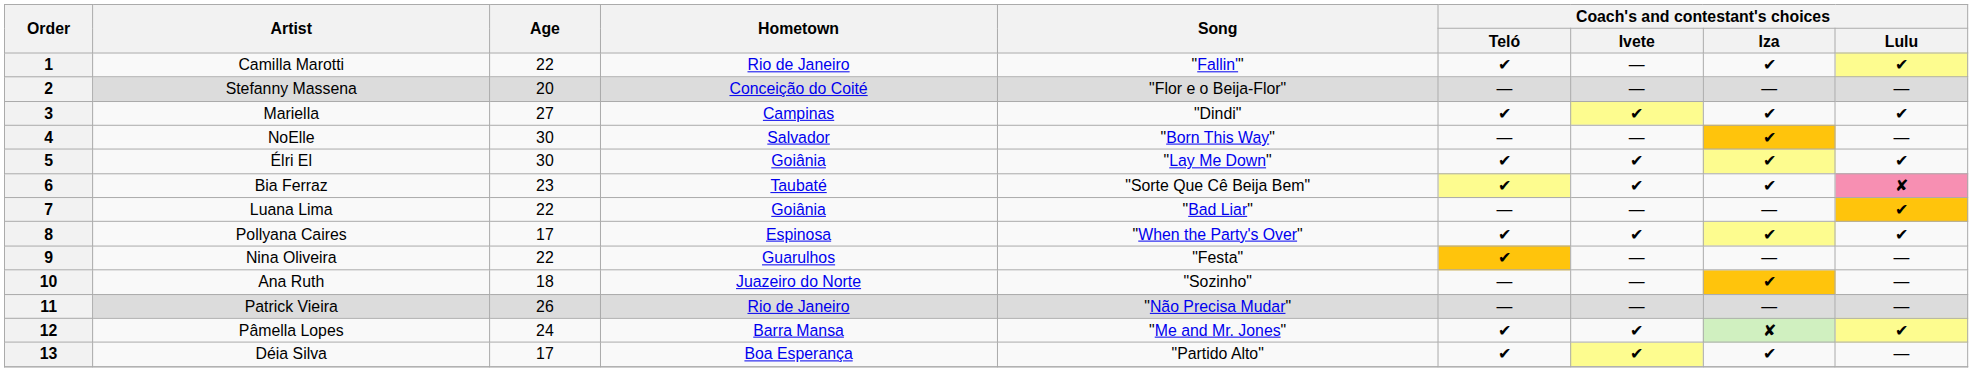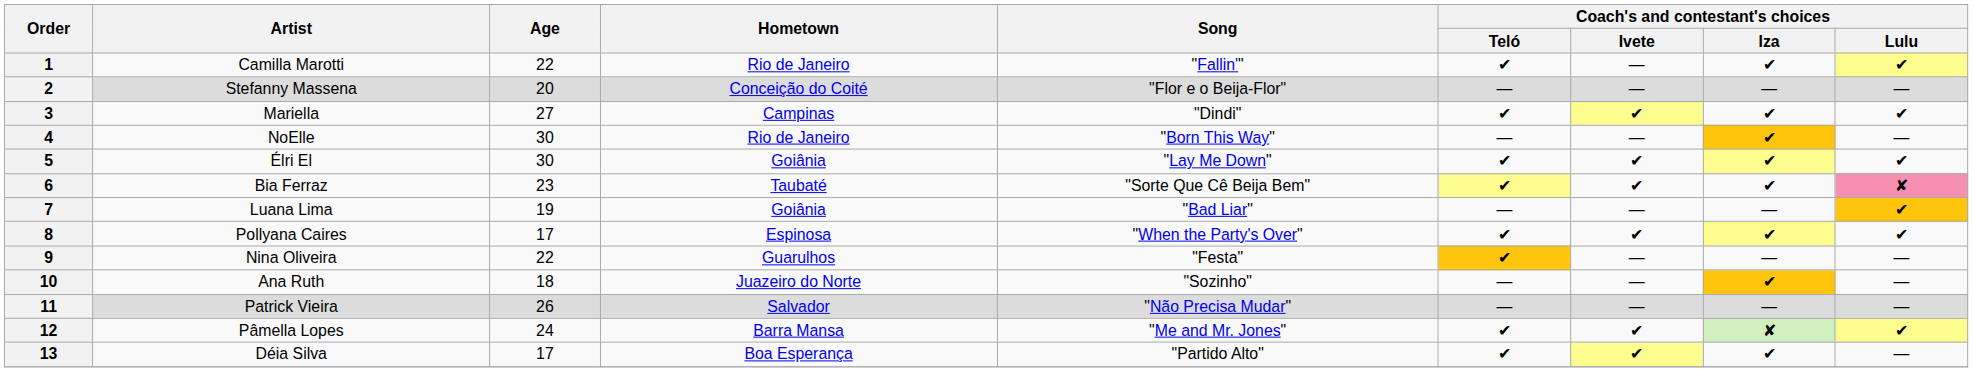(799, 137) Salvador -> (799, 137) Rio de Janeiro
(545, 210) 22 -> (545, 210) 19
(799, 306) Rio de Janeiro -> (799, 306) Salvador
